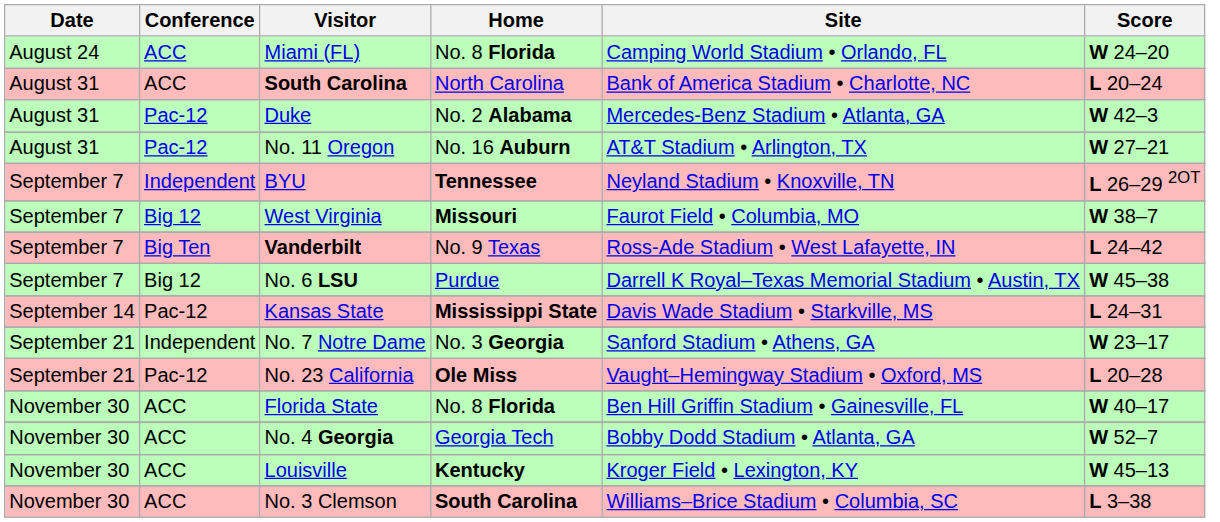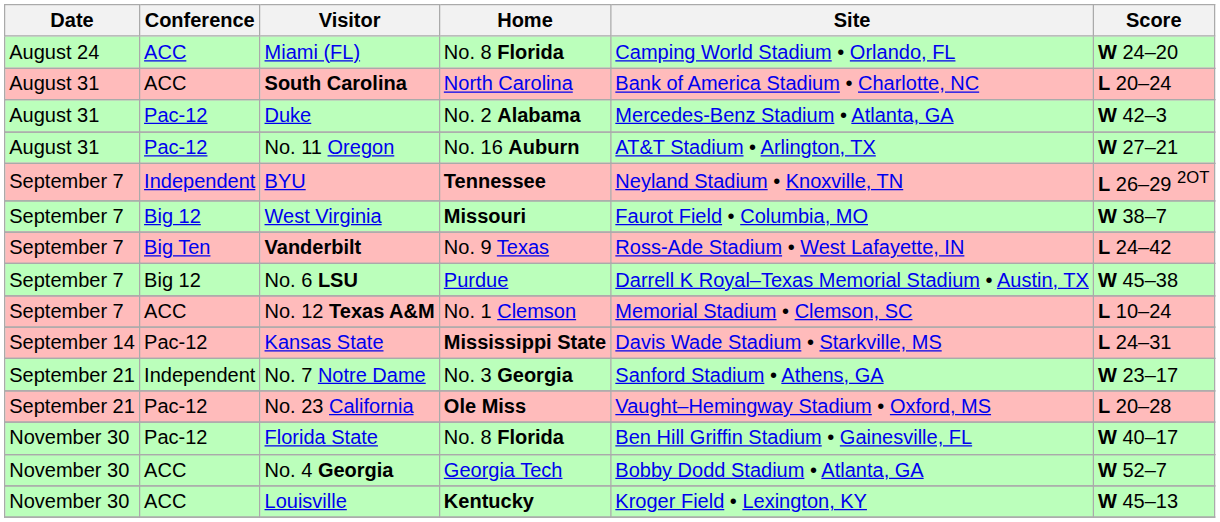+ row: (350, 311)
(165, 406) ACC -> (176, 438) Pac-12
- row: (331, 501)
